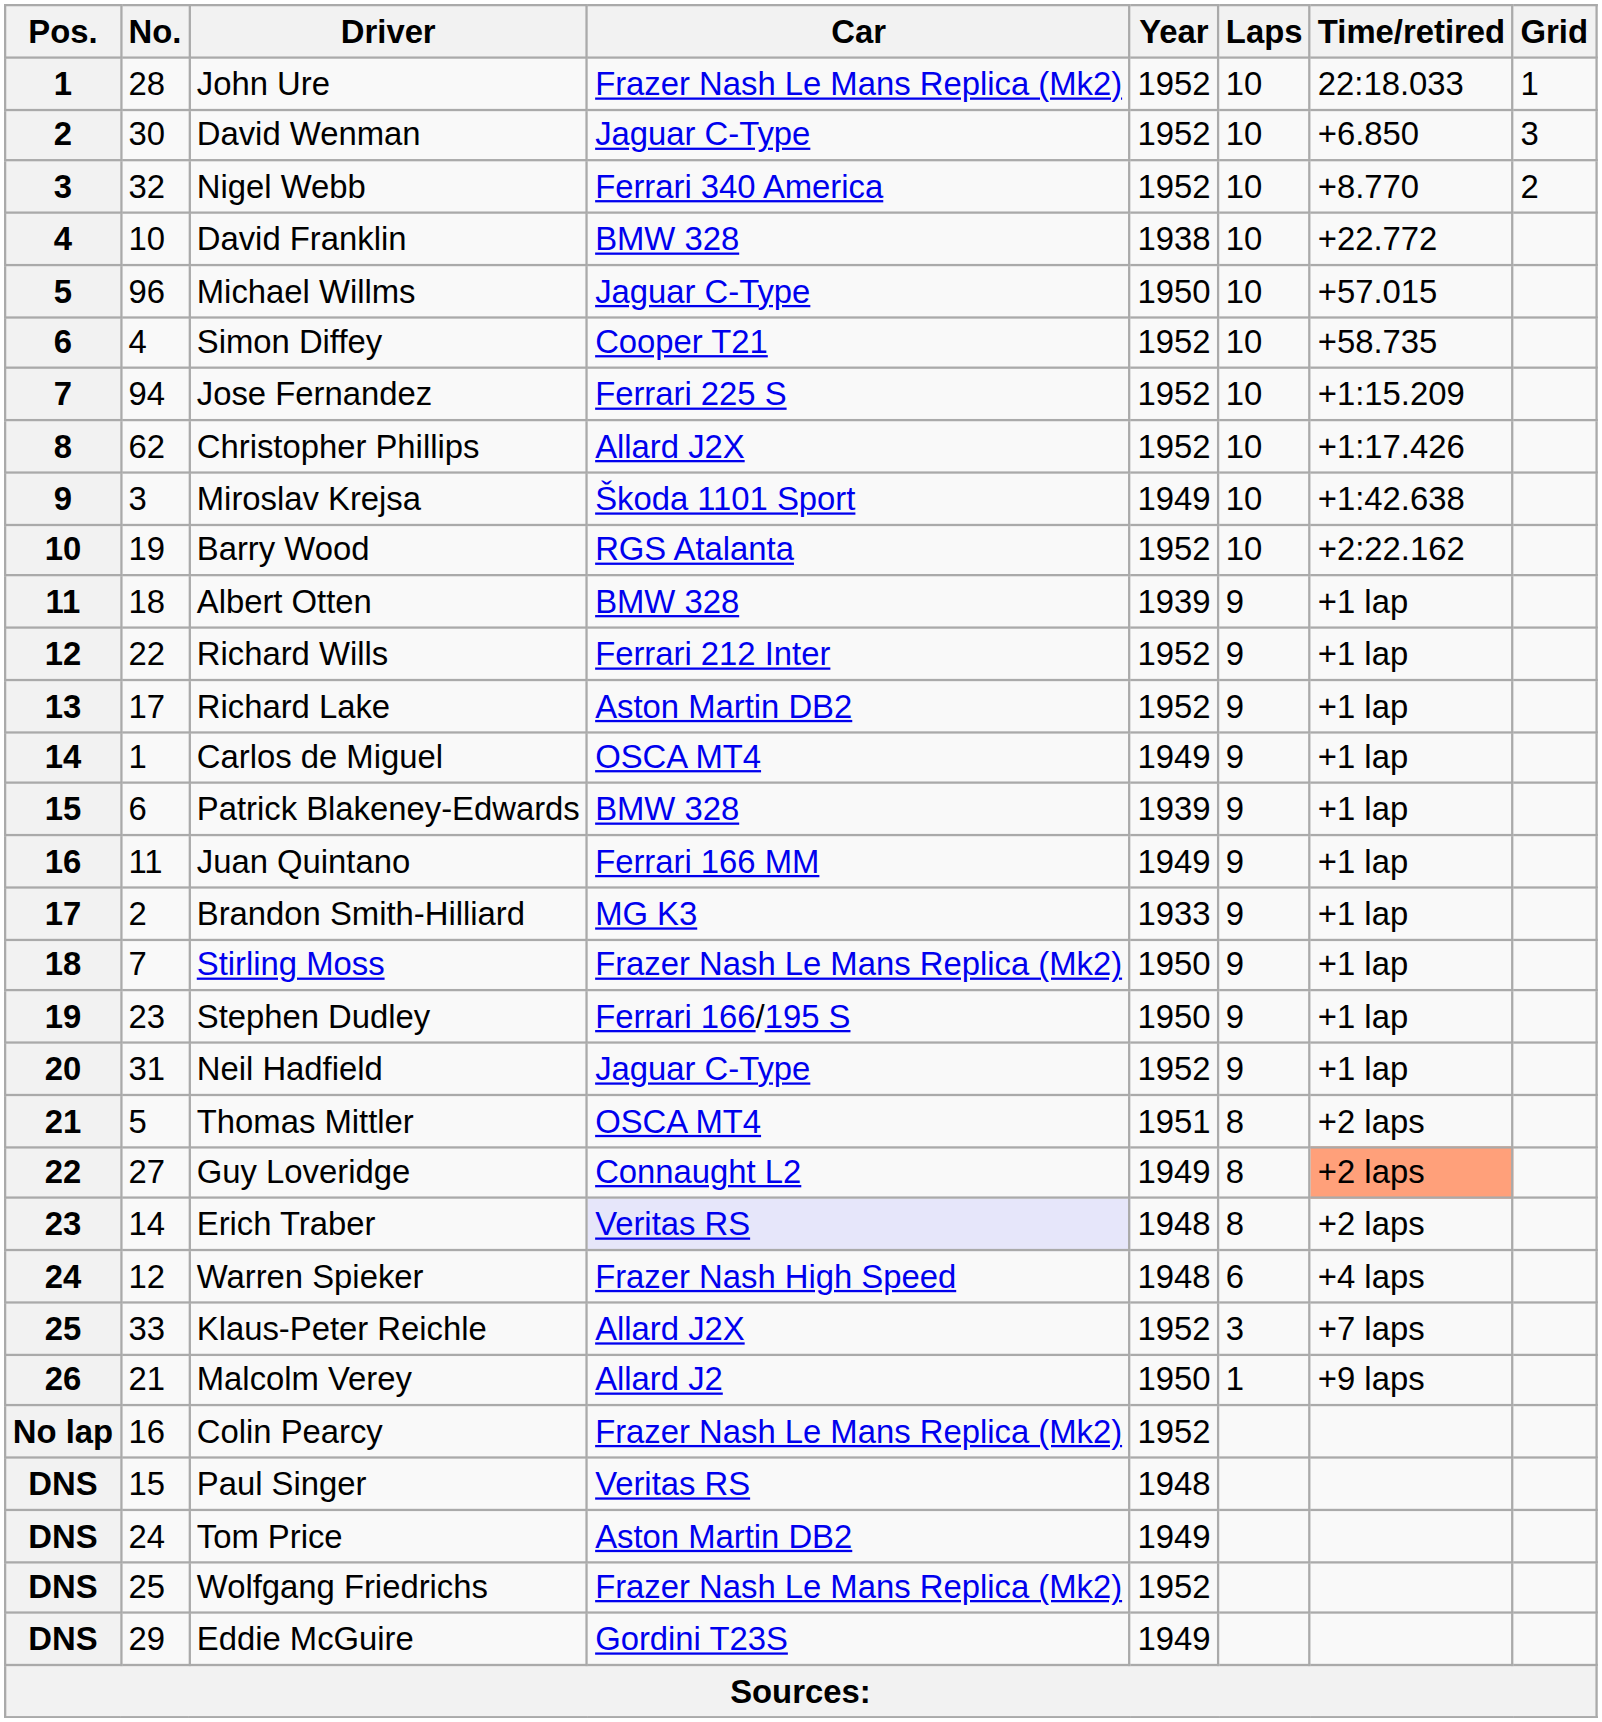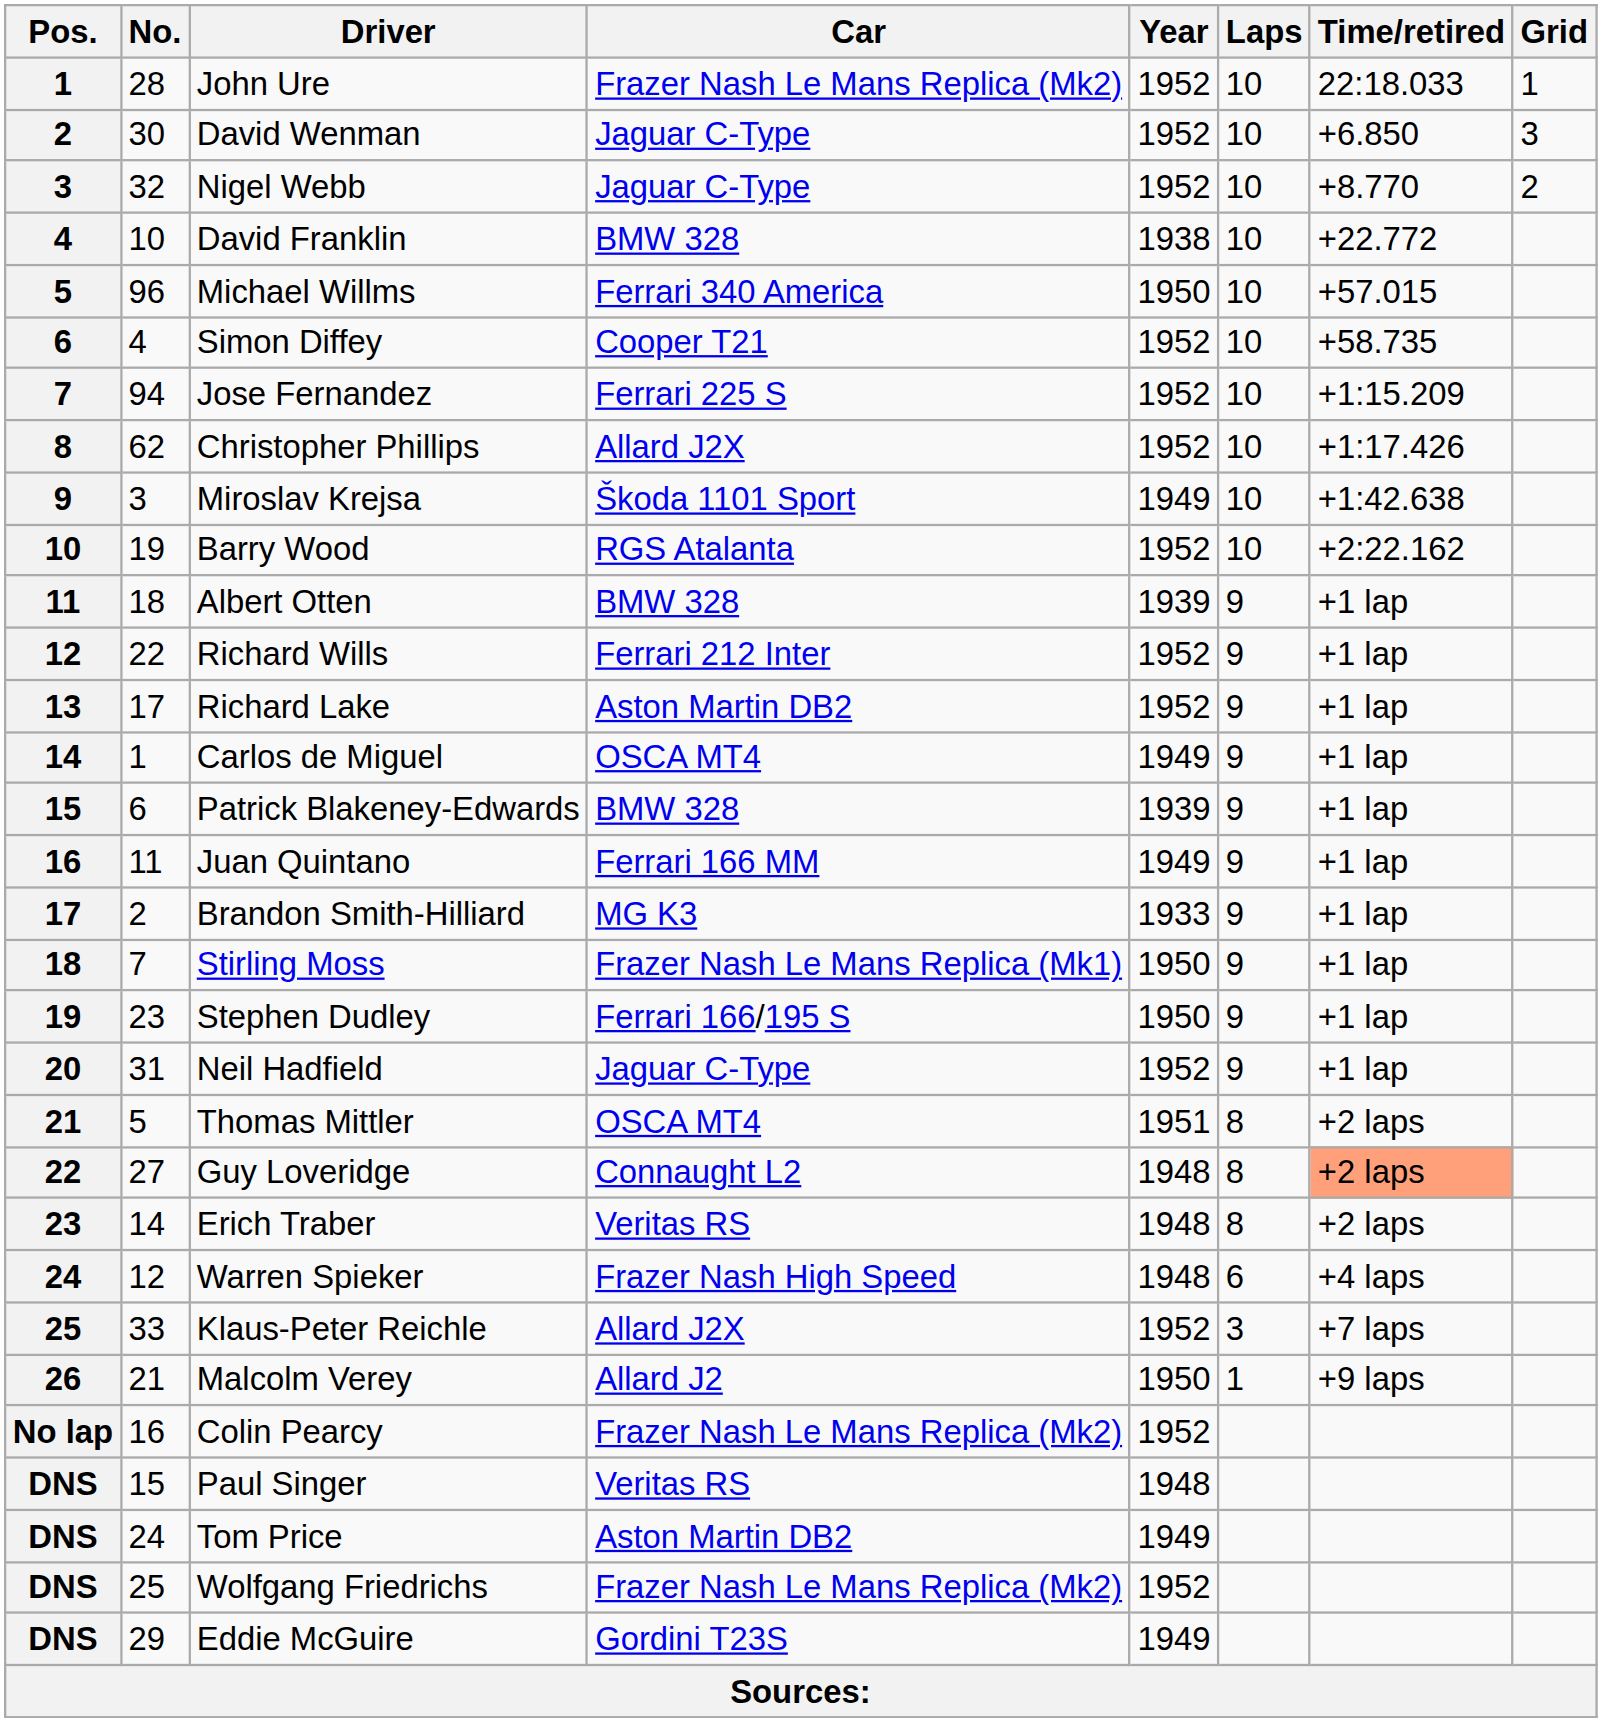(739, 187) Ferrari 340 America -> (703, 187) Jaguar C-Type
(703, 291) Jaguar C-Type -> (739, 291) Ferrari 340 America
(859, 965) Frazer Nash Le Mans Replica (Mk2) -> (859, 965) Frazer Nash Le Mans Replica (Mk1)
(1174, 1173) 1949 -> (1174, 1173) 1948
(673, 1224) lavender background -> (673, 1224) no background
